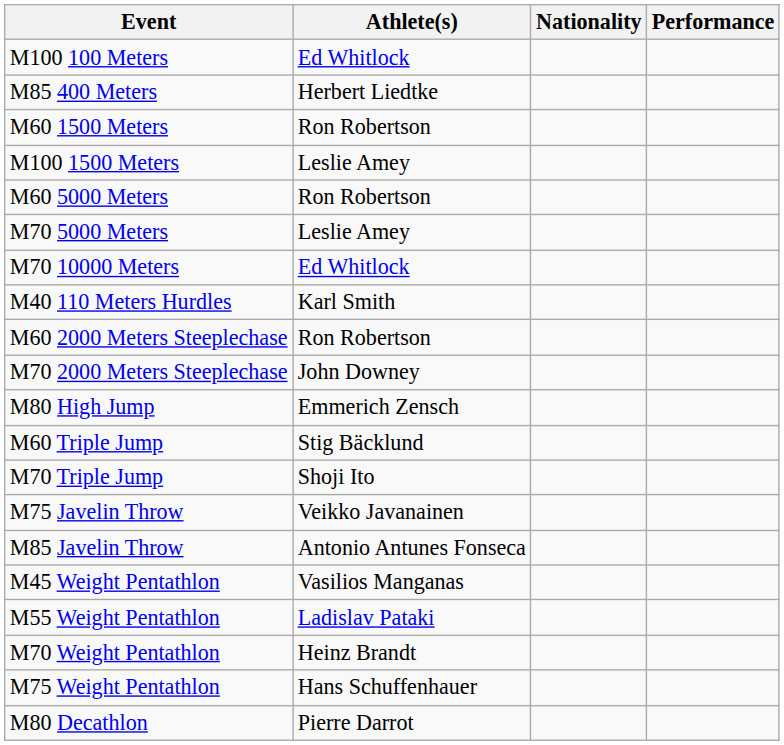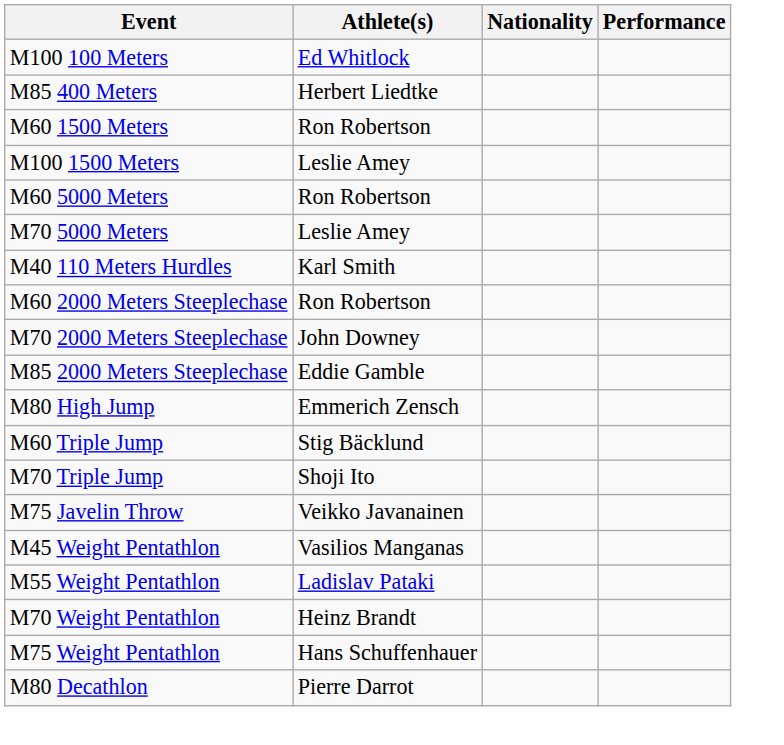- row: (94, 267)
+ row: (149, 372)
- row: (97, 547)
